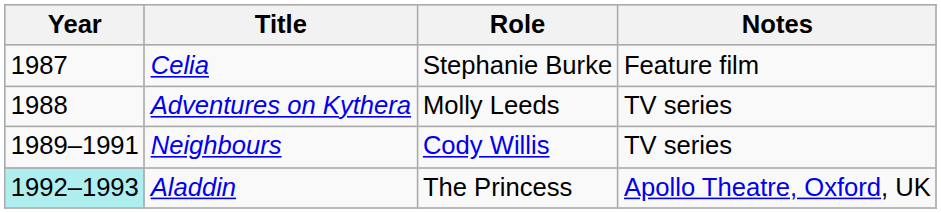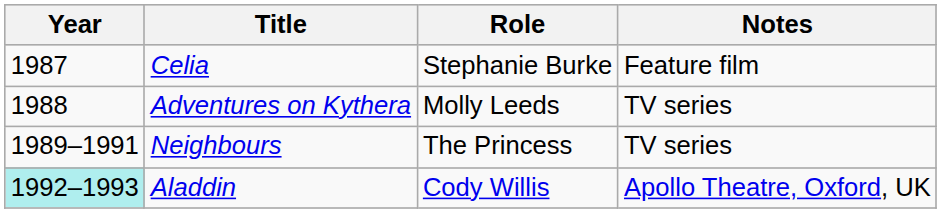(486, 146) Cody Willis -> (498, 146) The Princess
(498, 187) The Princess -> (486, 187) Cody Willis
